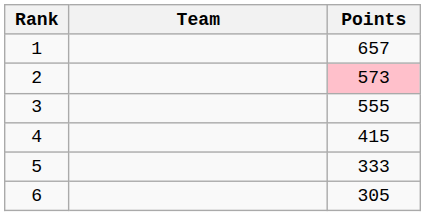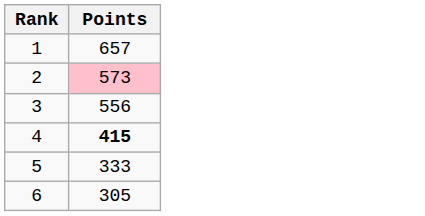- column: (198, 19)
(374, 108) 555 -> (115, 108) 556
(374, 137) normal -> (115, 137) bold
